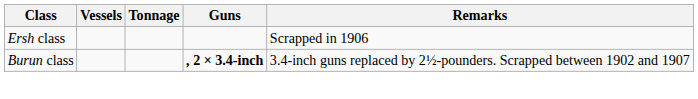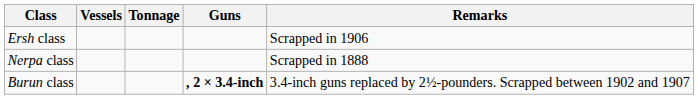+ row: (41, 60)
